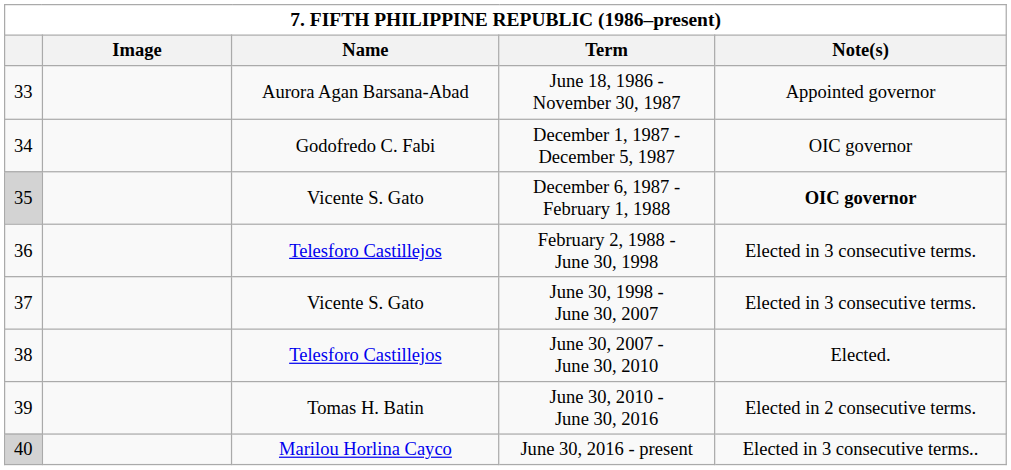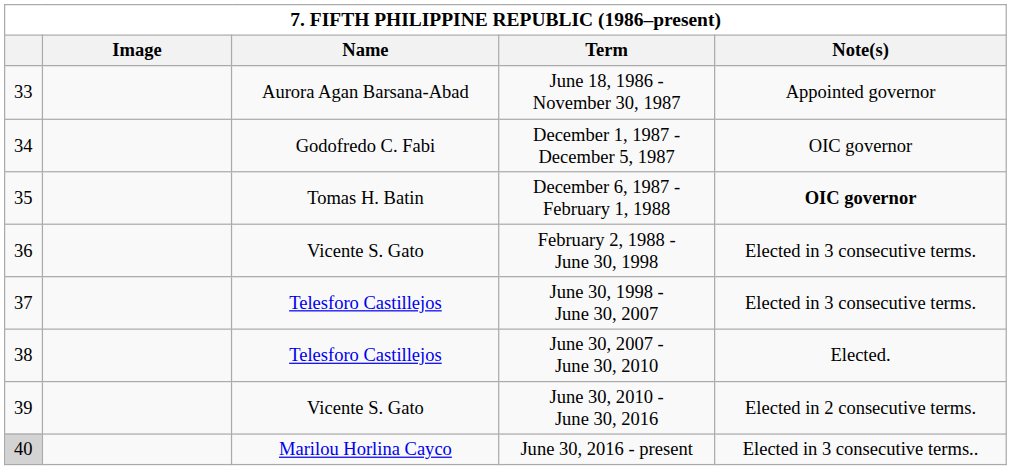(23, 197) lightgrey background -> (23, 197) no background
(365, 197) Vicente S. Gato -> (365, 197) Tomas H. Batin
(365, 250) Telesforo Castillejos -> (365, 250) Vicente S. Gato
(365, 302) Vicente S. Gato -> (365, 302) Telesforo Castillejos
(365, 407) Tomas H. Batin -> (365, 407) Vicente S. Gato
